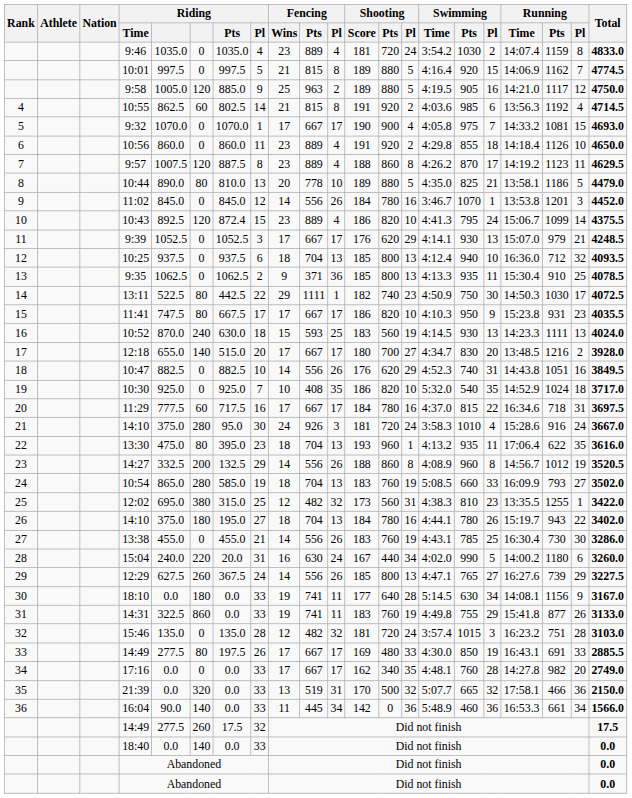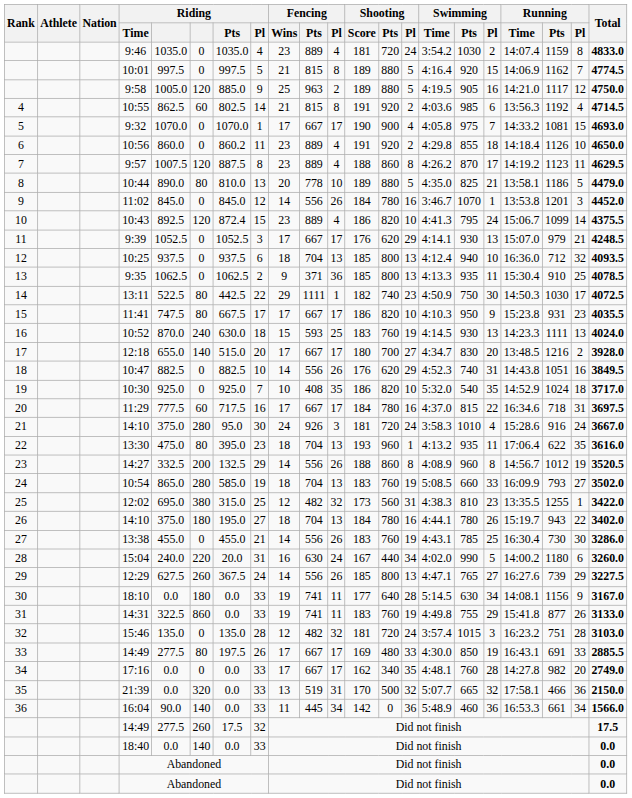(232, 145) 860.0 -> (232, 145) 860.2
(390, 333) 560 -> (390, 333) 760
